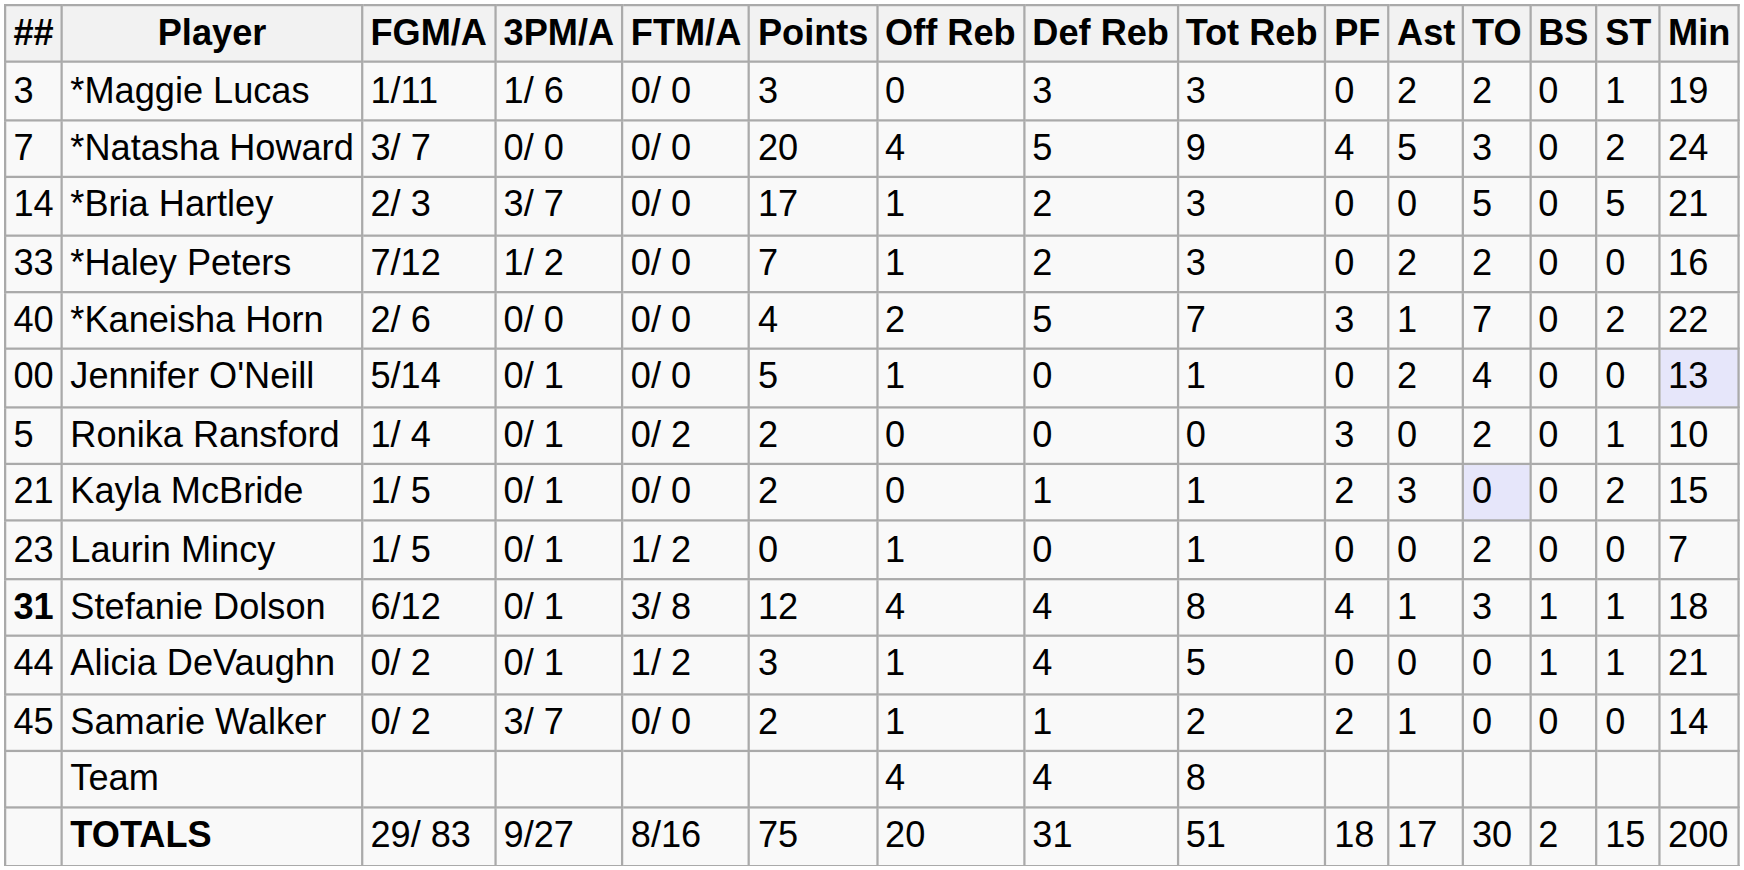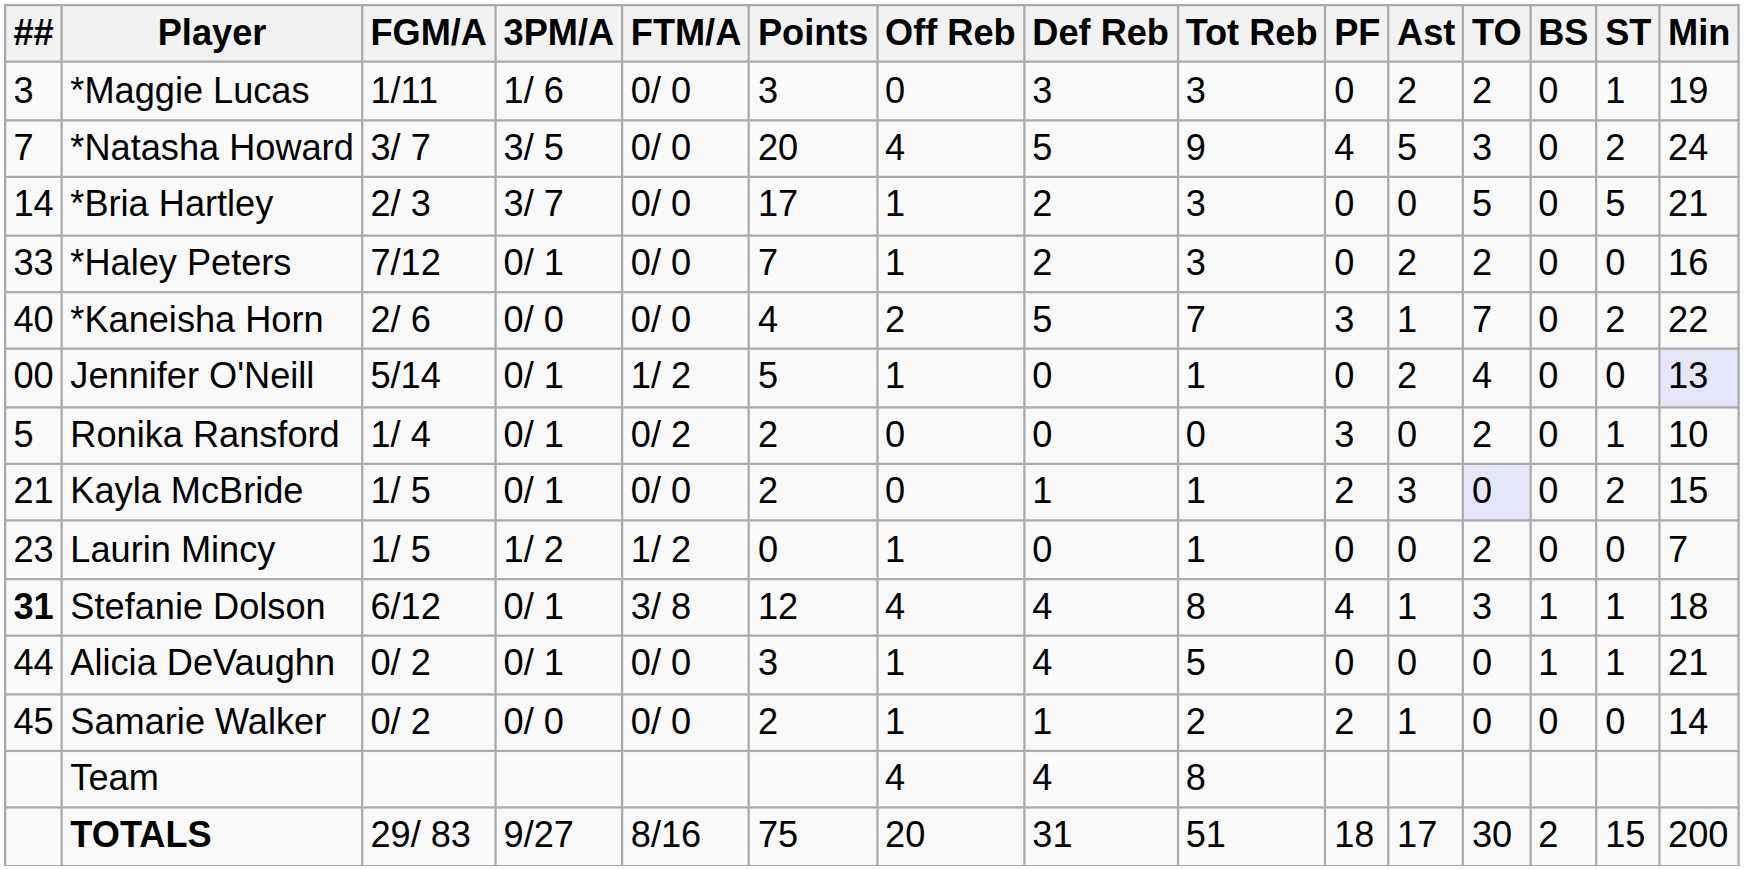(534, 147) 0/ 0 -> (534, 147) 3/ 5
(534, 262) 1/ 2 -> (534, 262) 0/ 1
(661, 377) 0/ 0 -> (661, 377) 1/ 2
(534, 549) 0/ 1 -> (534, 549) 1/ 2
(661, 663) 1/ 2 -> (661, 663) 0/ 0
(534, 721) 3/ 7 -> (534, 721) 0/ 0
